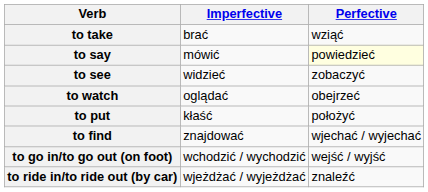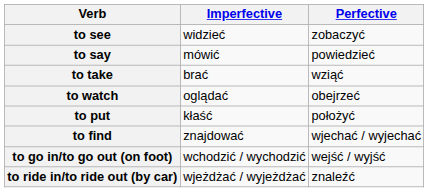rows swapped: (92, 34) <-> (92, 75)
(343, 55) lightyellow background -> (343, 55) no background
